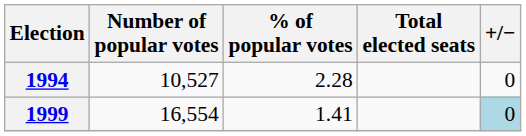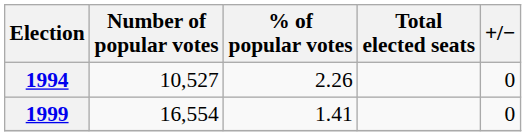(334, 79) 2.28 -> (334, 79) 2.26
(510, 113) lightblue background -> (510, 113) no background
